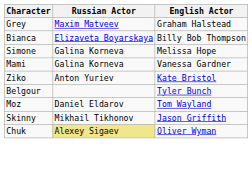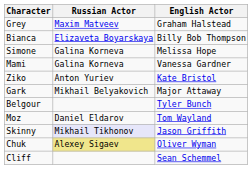+ row: (16, 91)
(94, 118) no background -> (94, 131) lavender background
+ row: (19, 158)
